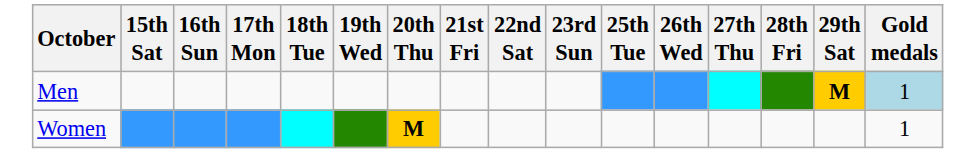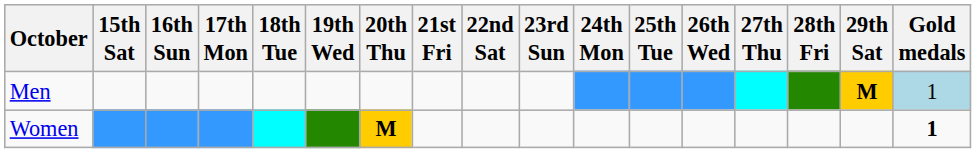+ column: (601, 38)
(904, 129) normal -> (932, 129) bold
